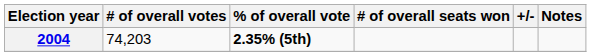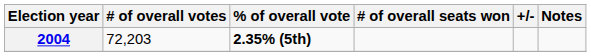(129, 39) 74,203 -> (129, 39) 72,203
